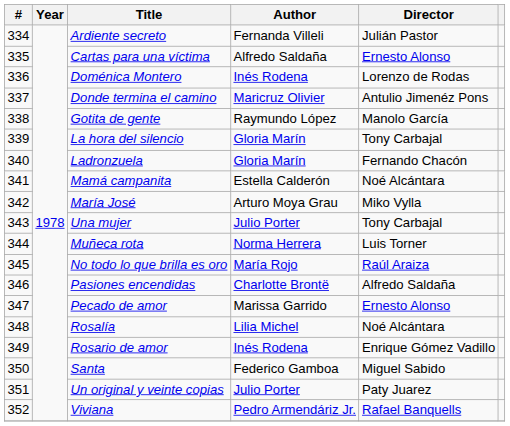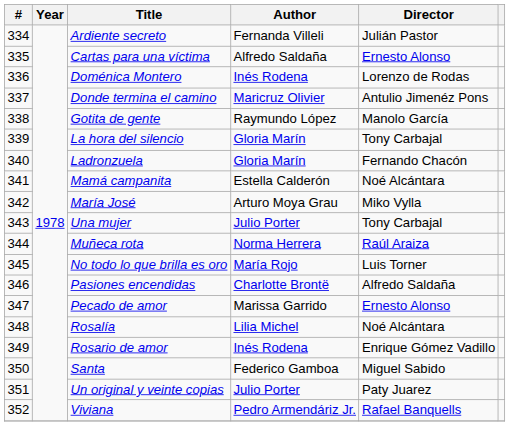(394, 243) Luis Torner -> (396, 243) Raúl Araiza
(396, 264) Raúl Araiza -> (394, 264) Luis Torner
